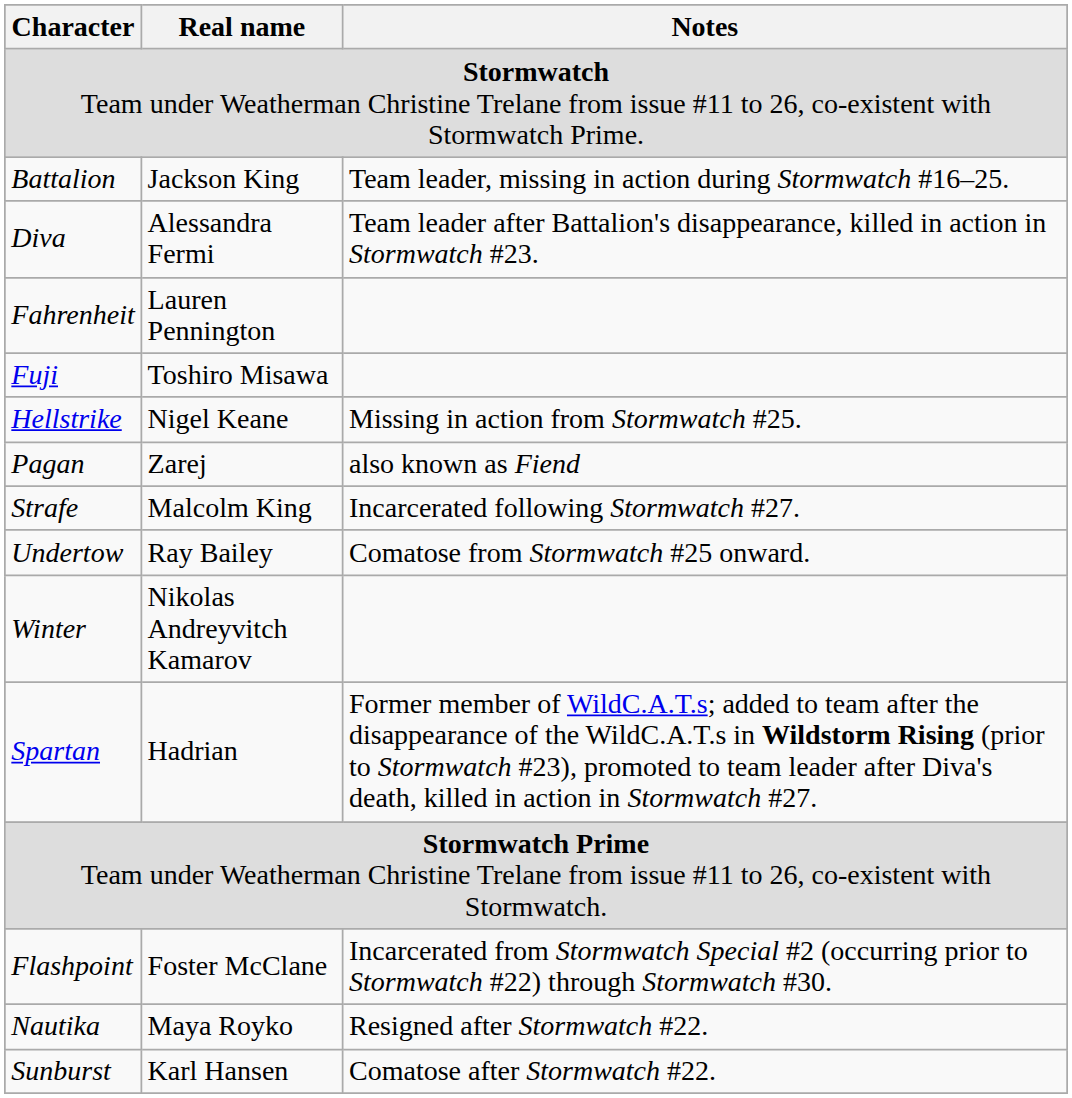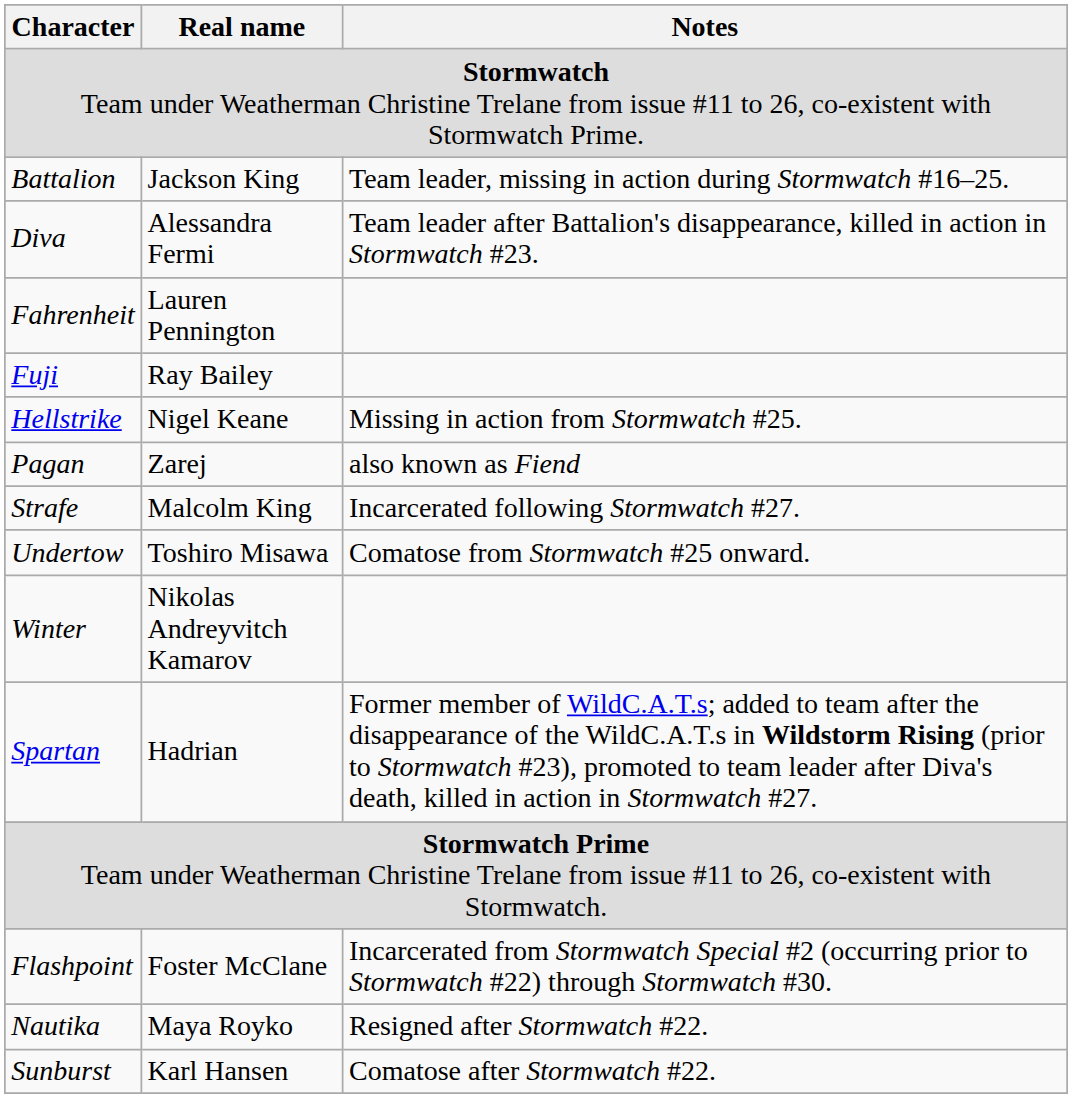(238, 374) Toshiro Misawa -> (210, 374) Ray Bailey
(210, 552) Ray Bailey -> (238, 552) Toshiro Misawa
